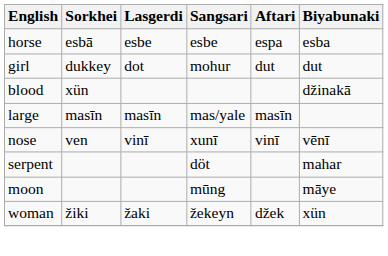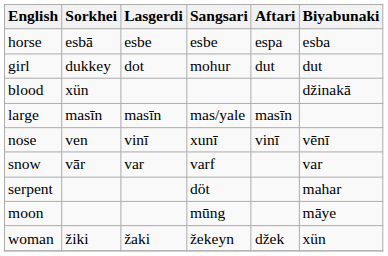+ row: (24, 164)
